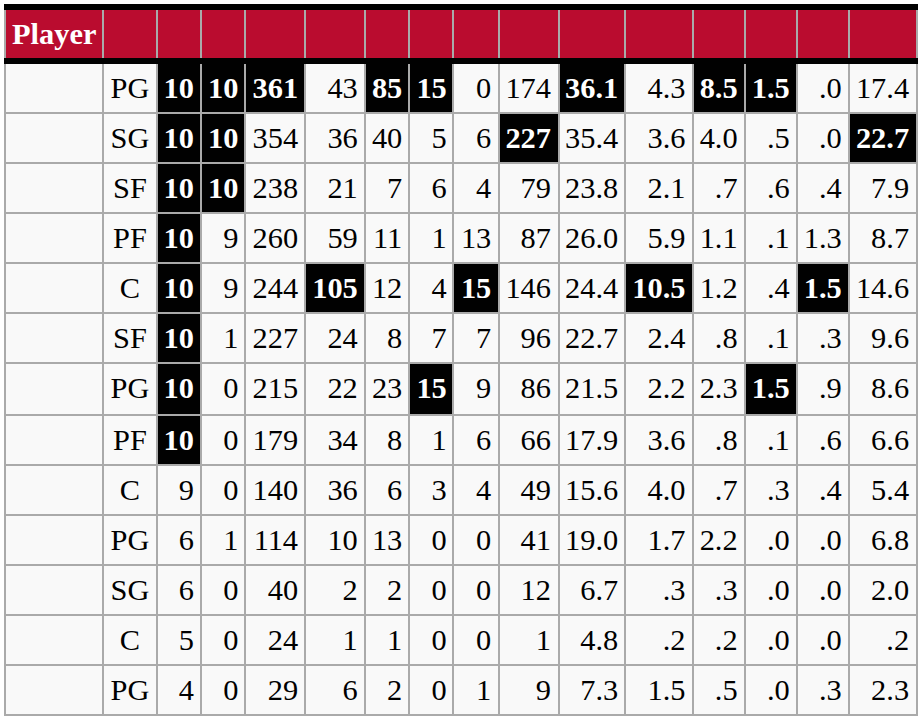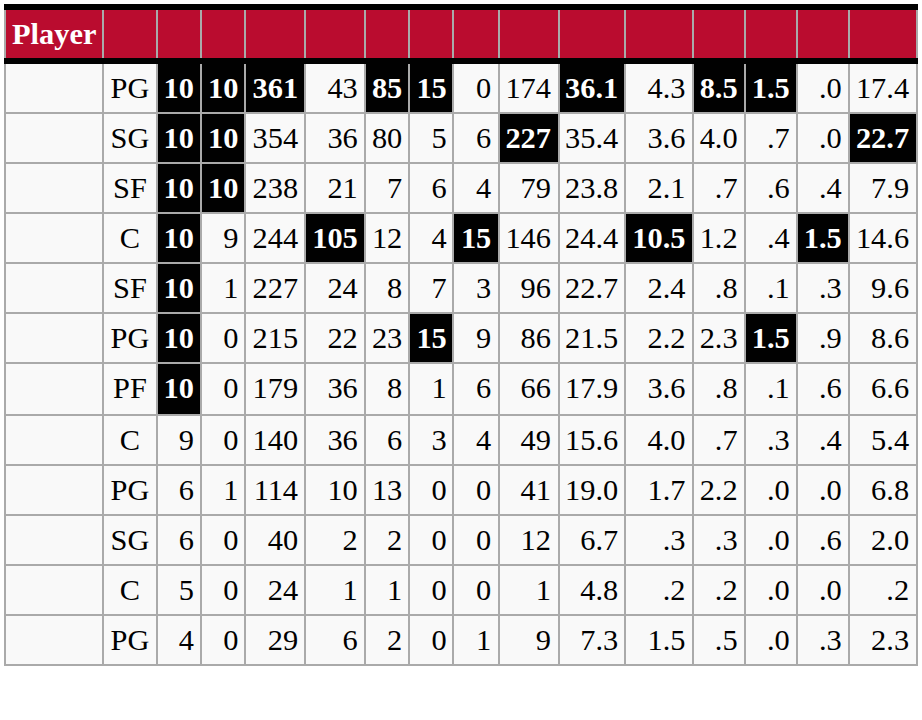(387, 138) 40 -> (387, 138) 80
(778, 138) .5 -> (778, 138) .7
- row: (130, 238)
(484, 338) 7 -> (484, 288) 3
(343, 438) 34 -> (343, 388) 36
(830, 589) .0 -> (830, 538) .6
